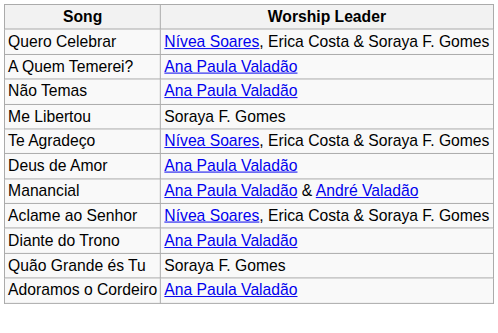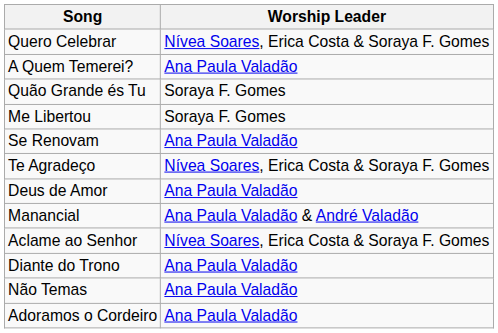rows swapped: (48, 91) <-> (77, 265)
+ row: (53, 141)
